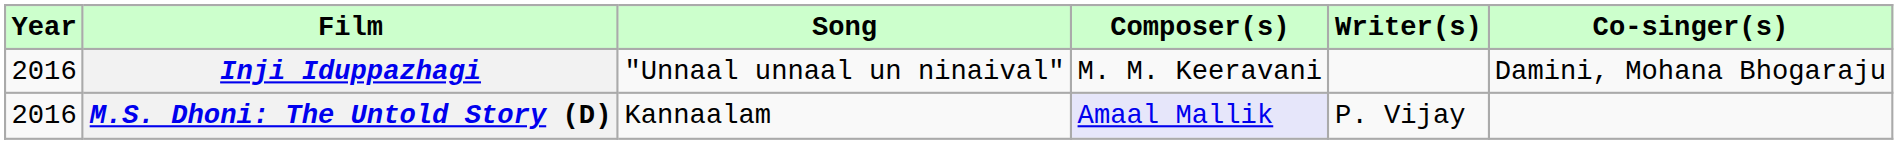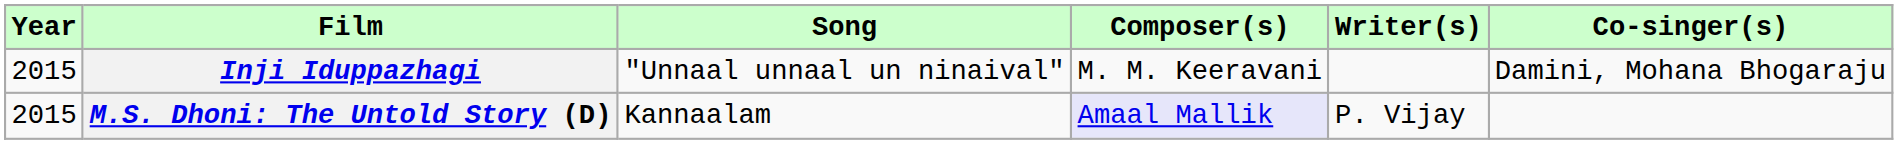(44, 71) 2016 -> (44, 71) 2015
(44, 116) 2016 -> (44, 116) 2015
